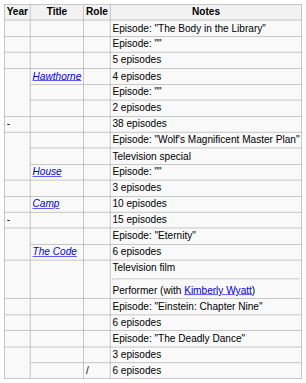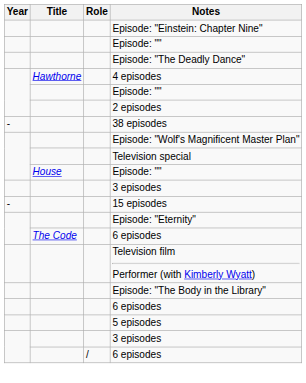rows swapped: (57, 28) <-> (57, 307)
rows swapped: (57, 60) <-> (57, 339)
- row: (46, 204)
